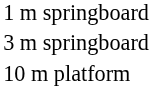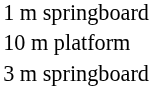rows swapped: (76, 43) <-> (67, 73)
